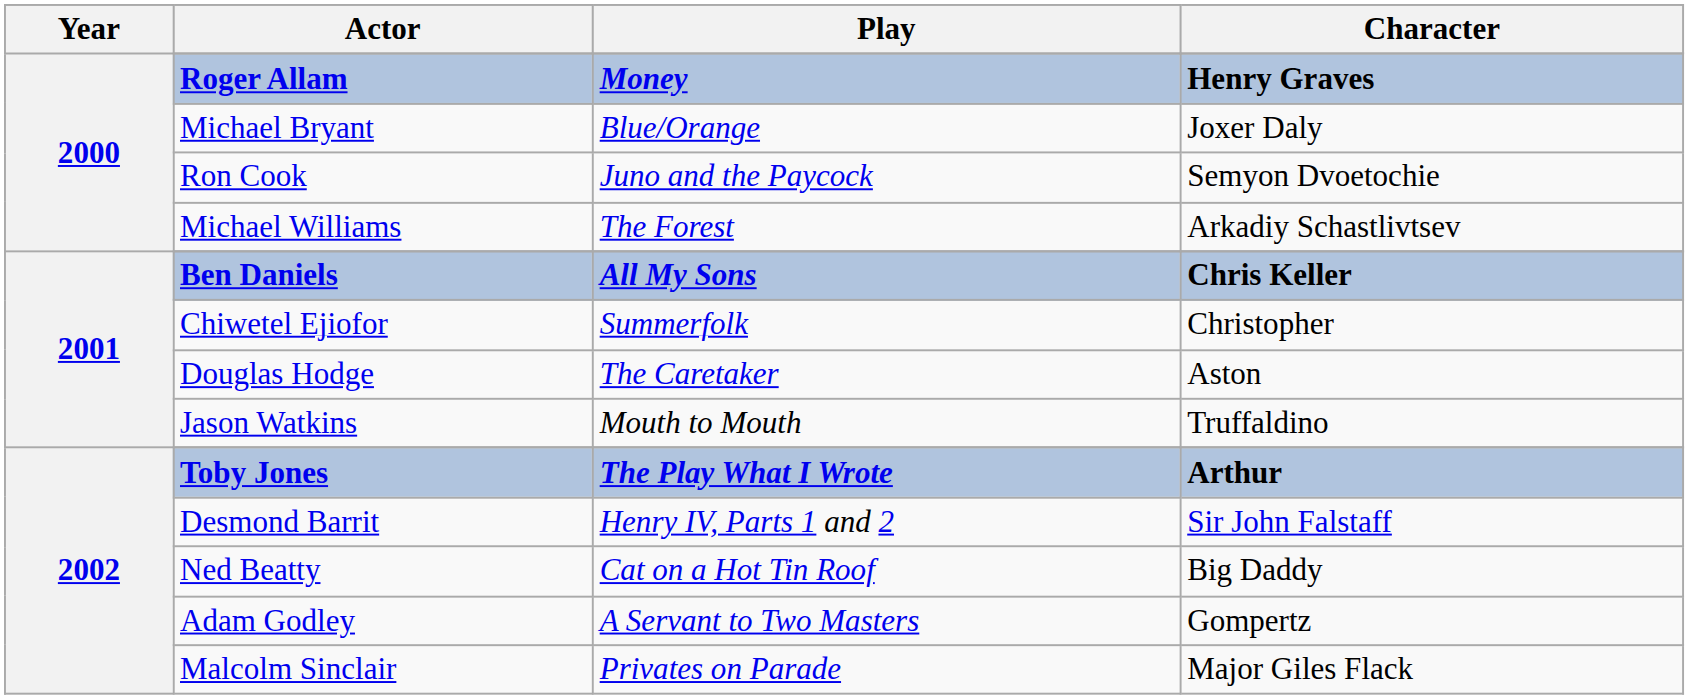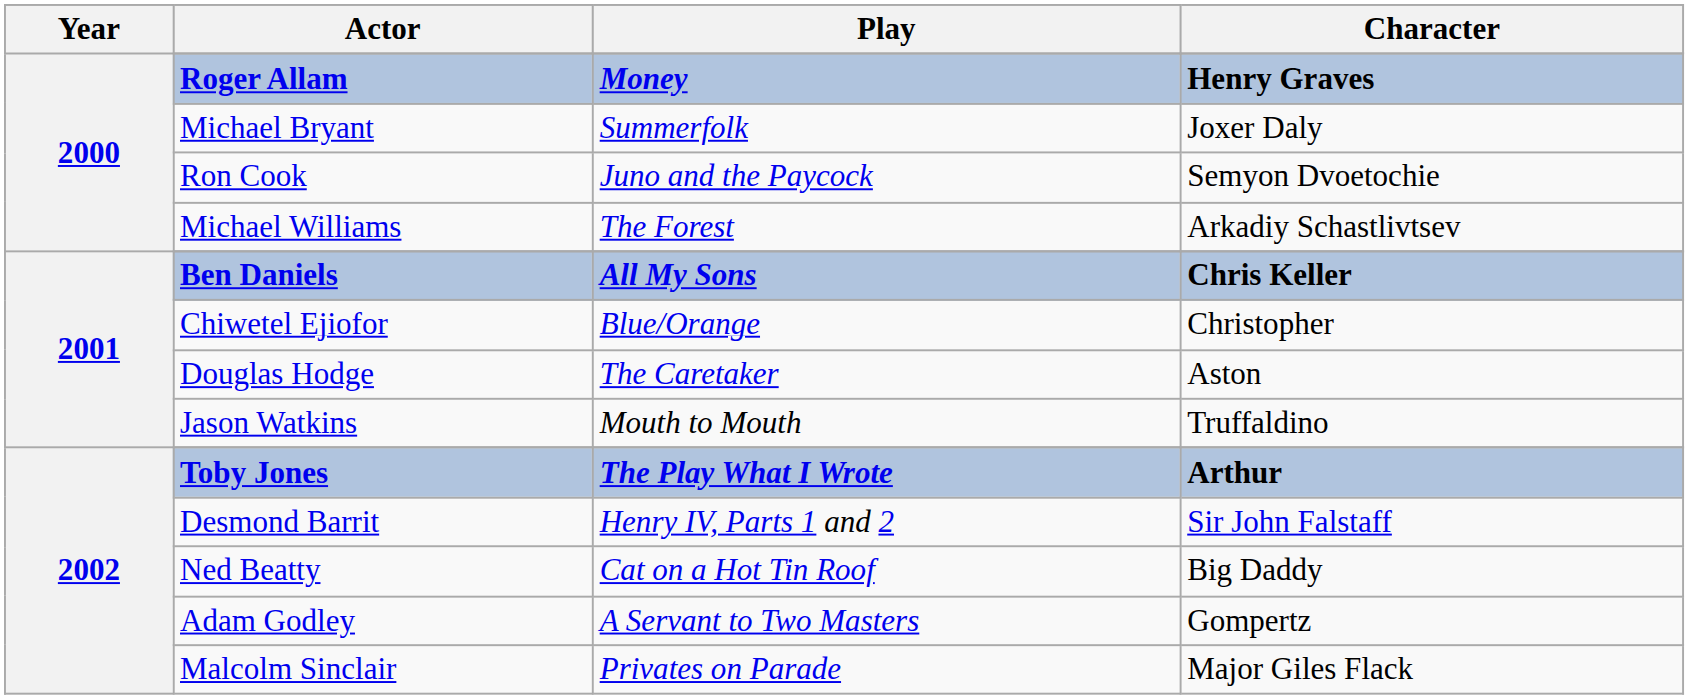(680, 127) Blue/Orange -> (674, 127) Summerfolk
(674, 324) Summerfolk -> (680, 324) Blue/Orange
